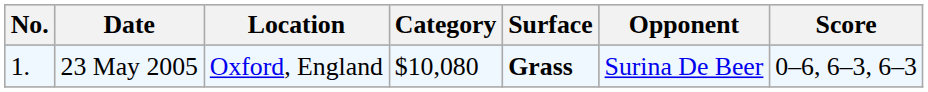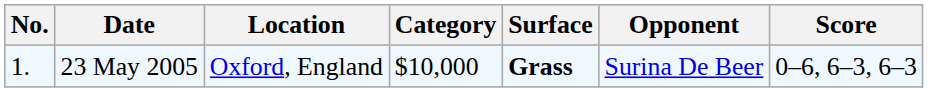(437, 65) $10,080 -> (437, 65) $10,000
